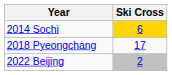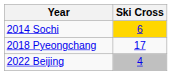(140, 62) 2 -> (140, 62) 4
